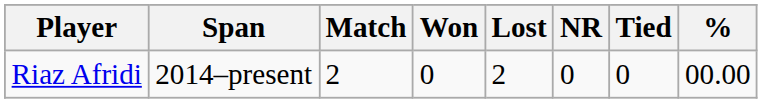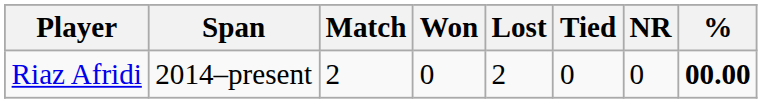columns swapped: (644, 27) <-> (581, 27)
(718, 73) normal -> (718, 73) bold
